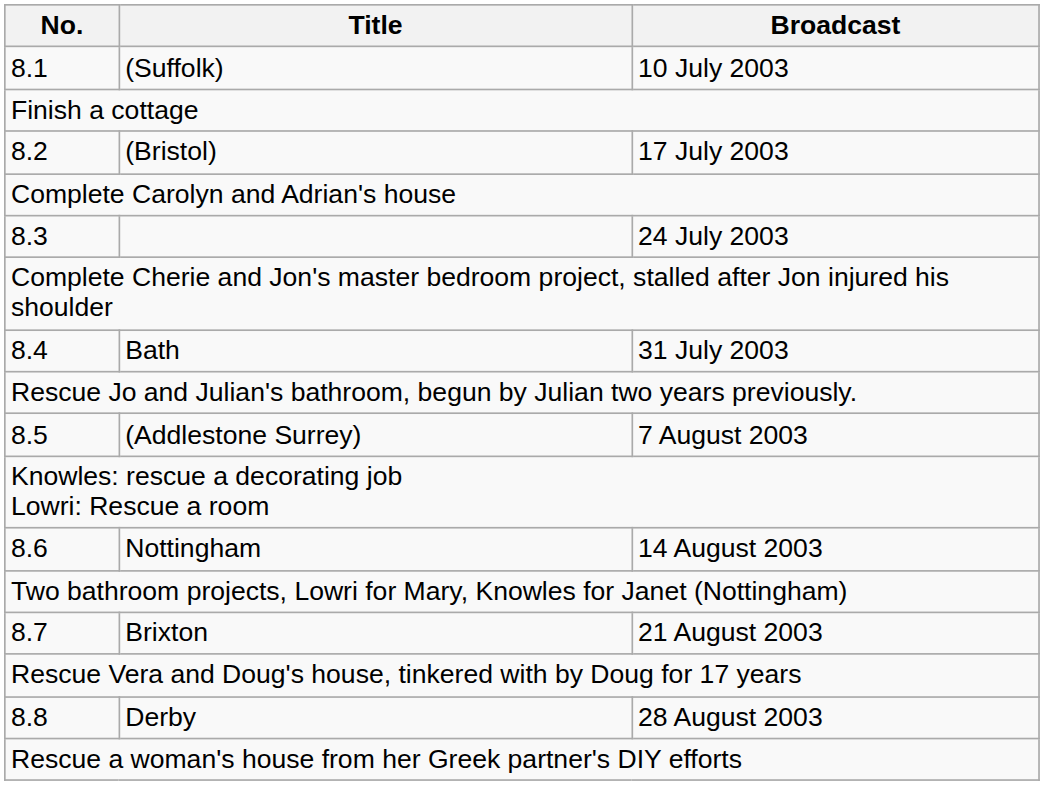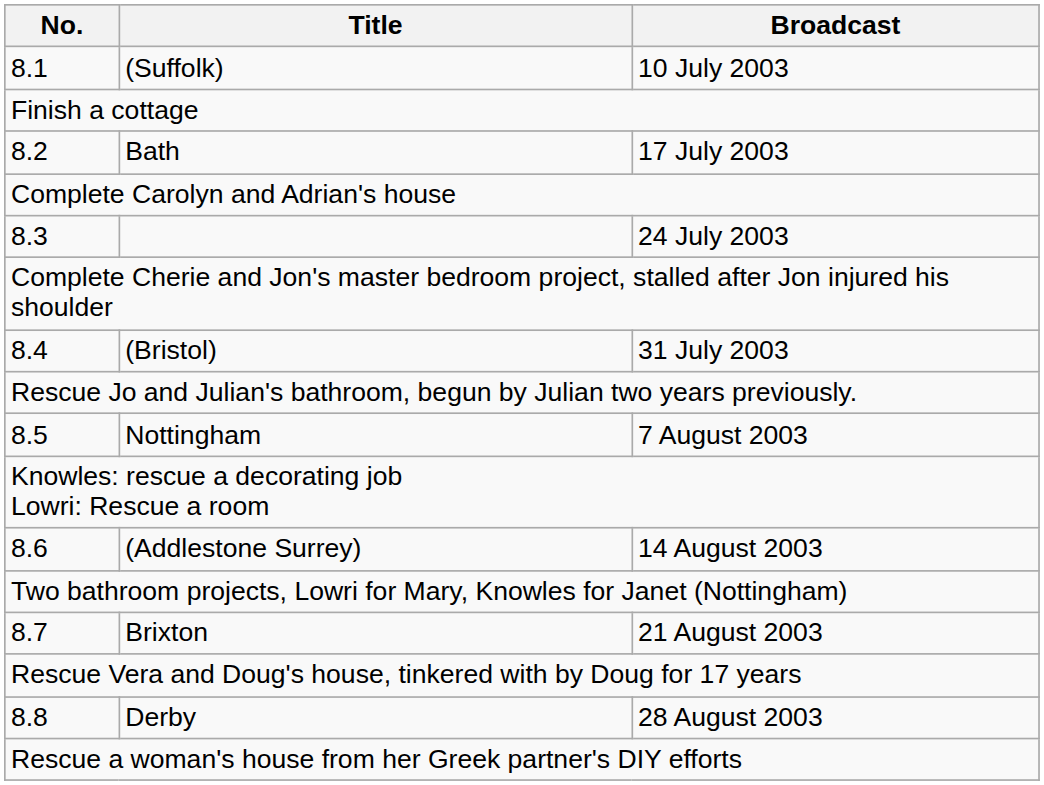(171, 151) (Bristol) -> (153, 151) Bath
(153, 350) Bath -> (171, 350) (Bristol)
(243, 434) (Addlestone Surrey) -> (193, 434) Nottingham
(193, 548) Nottingham -> (243, 548) (Addlestone Surrey)
